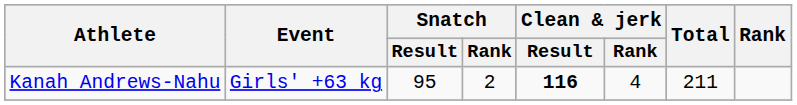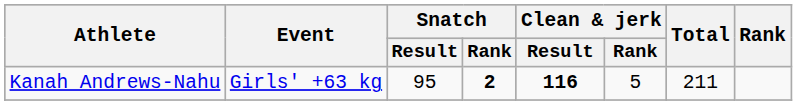(490, 83) normal -> (490, 83) bold
(635, 83) 4 -> (635, 83) 5
